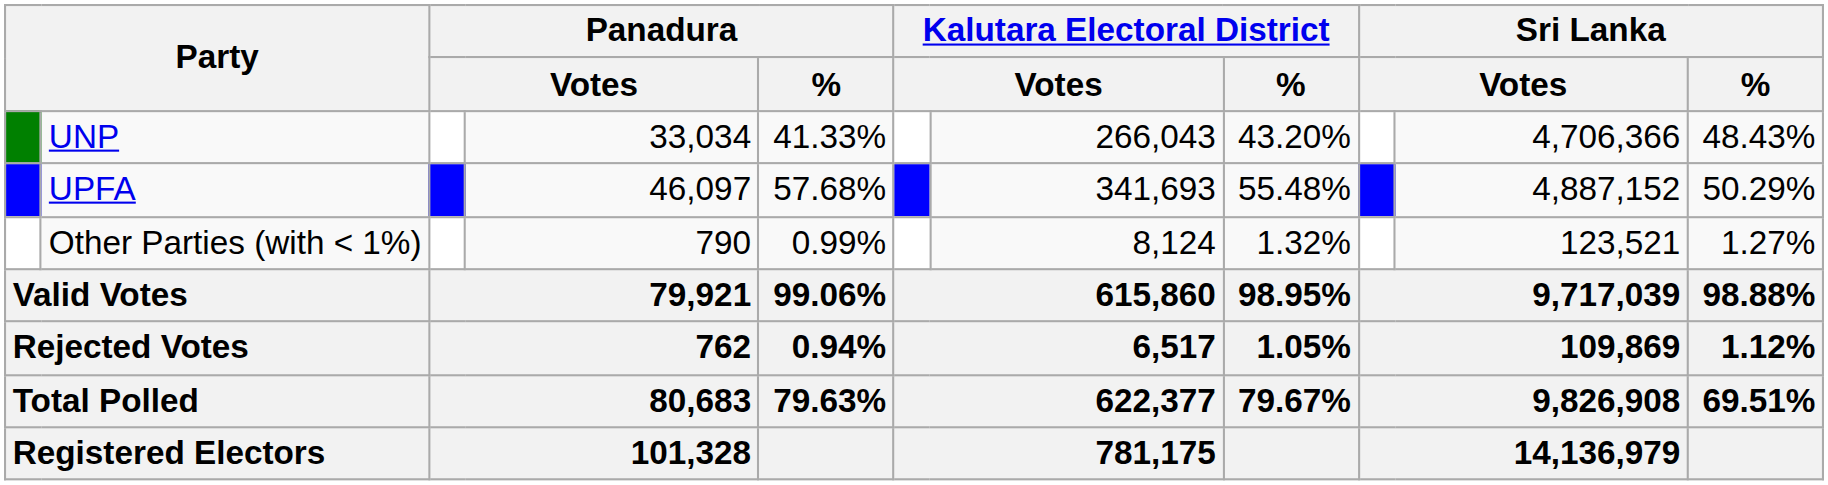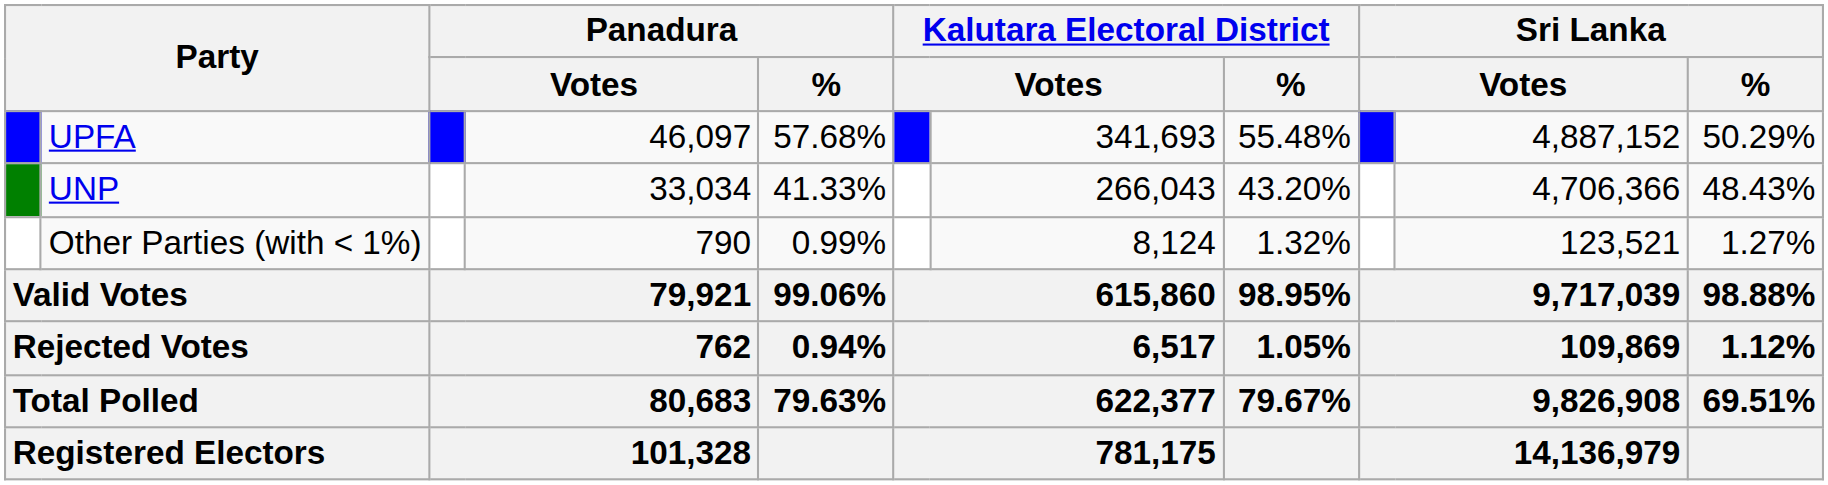rows swapped: (92, 189) <-> (84, 136)
